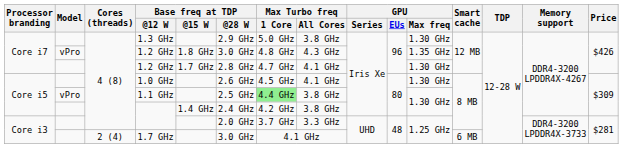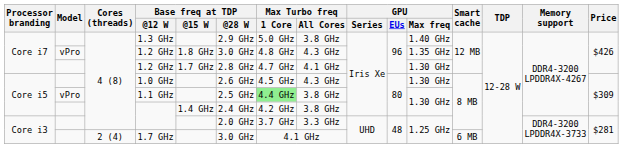(430, 39) 1.30 GHz -> (430, 39) 1.40 GHz
(322, 81) 4.1 GHz -> (322, 81) 4.3 GHz
